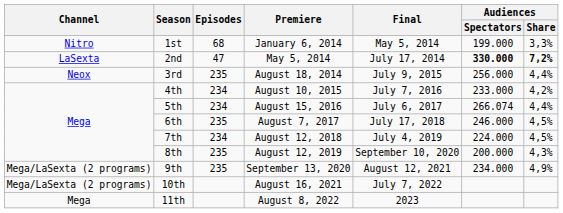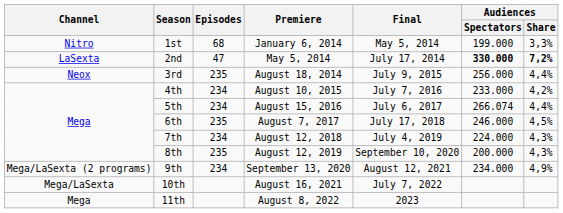(541, 138) 4,5% -> (541, 138) 4,3%
(219, 169) 235 -> (219, 169) 234
(79, 185) Mega/LaSexta (2 programs) -> (79, 185) Mega/LaSexta
